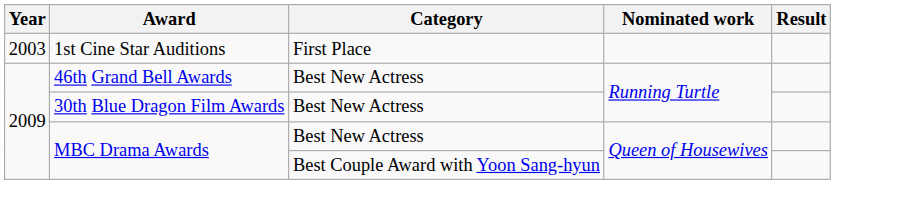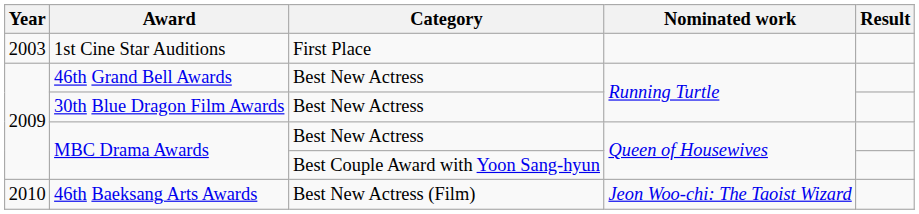+ row: (156, 194)
